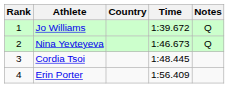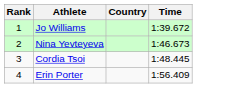- column: (208, 12)
